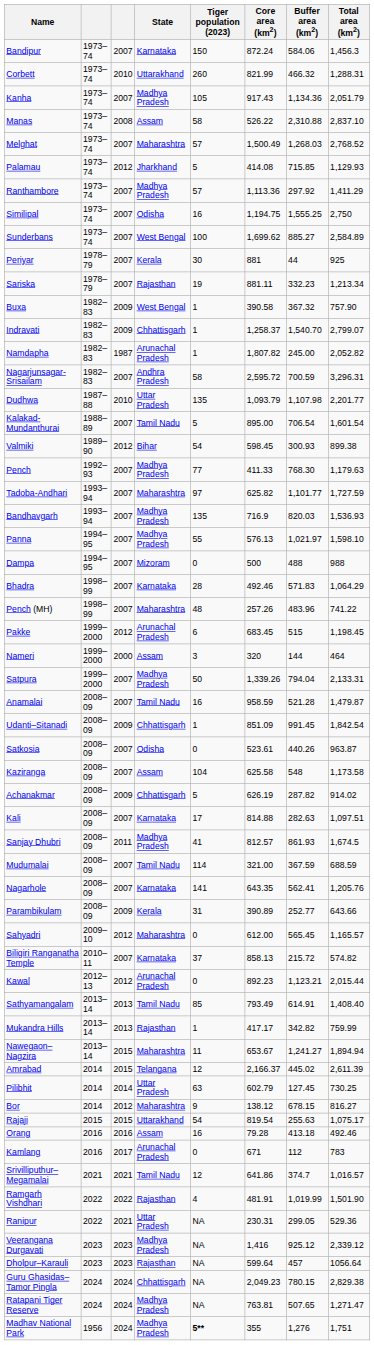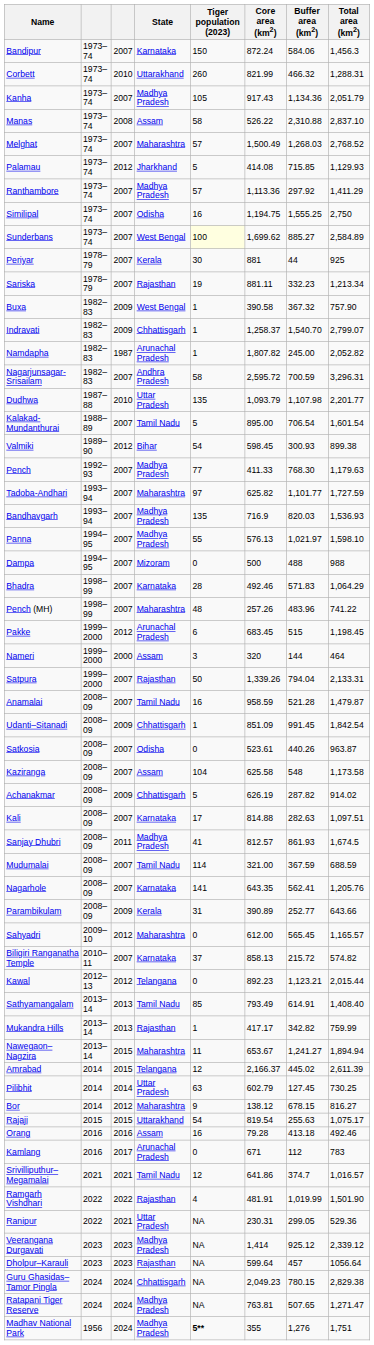(200, 237) no background -> (200, 237) lightyellow background
(153, 679) Madhya Pradesh -> (156, 679) Rajasthan
(156, 981) Arunachal Pradesh -> (157, 981) Telangana
(258, 1245) 1,416 -> (258, 1245) 1,414
